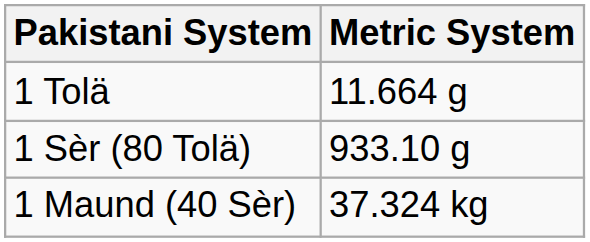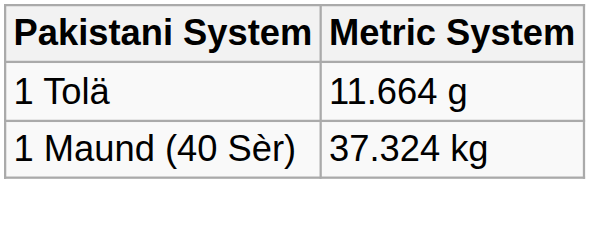- row: (132, 148)
